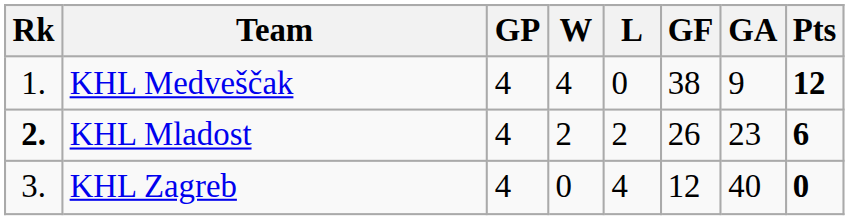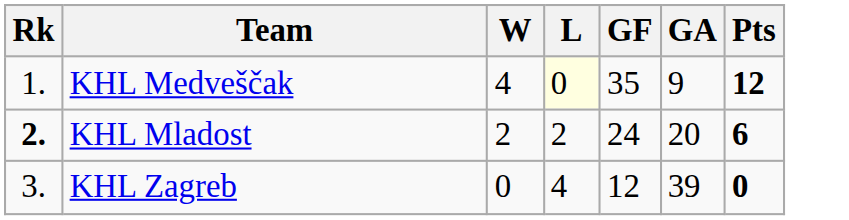- column: (518, 30)
(620, 82) no background -> (559, 82) lightyellow background
(684, 82) 38 -> (623, 82) 35
(684, 134) 26 -> (623, 134) 24
(745, 134) 23 -> (684, 134) 20
(745, 186) 40 -> (684, 186) 39
